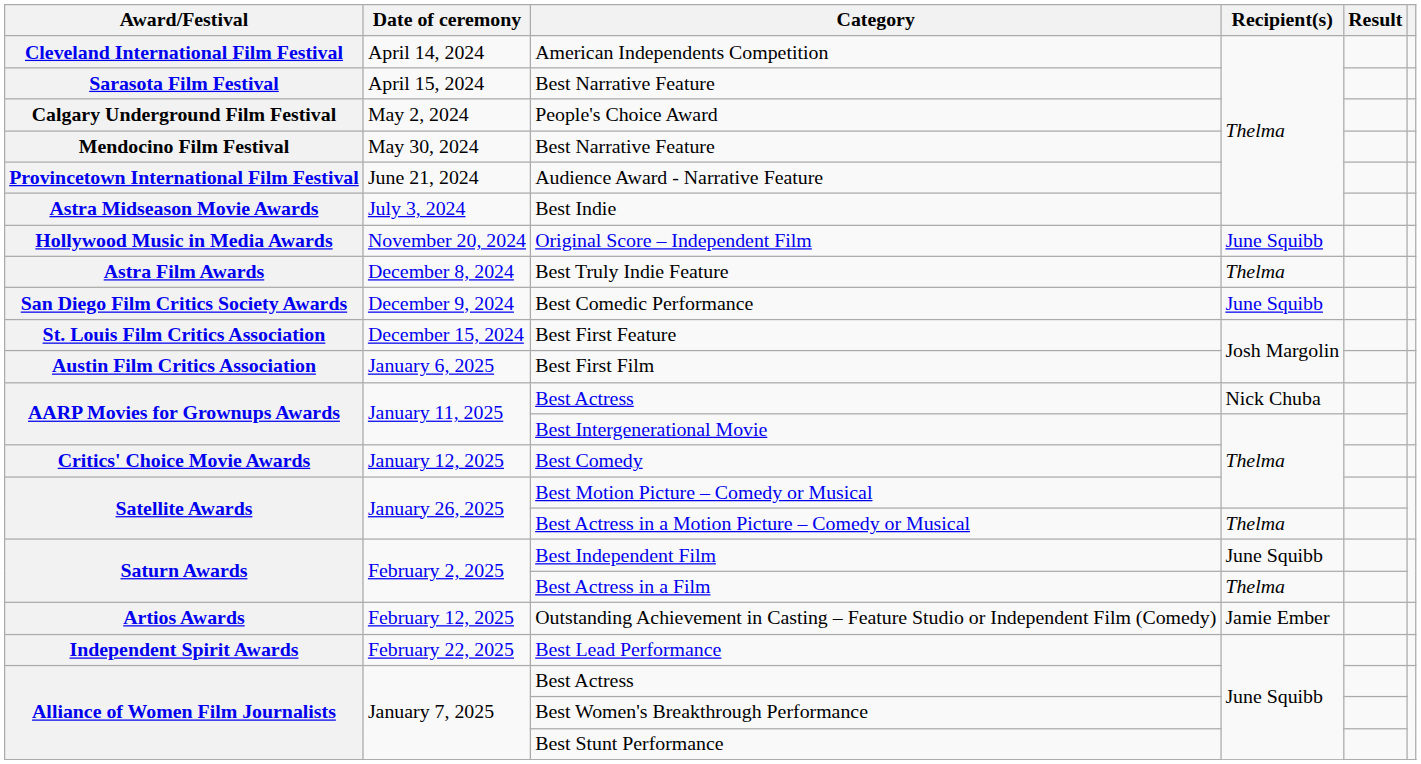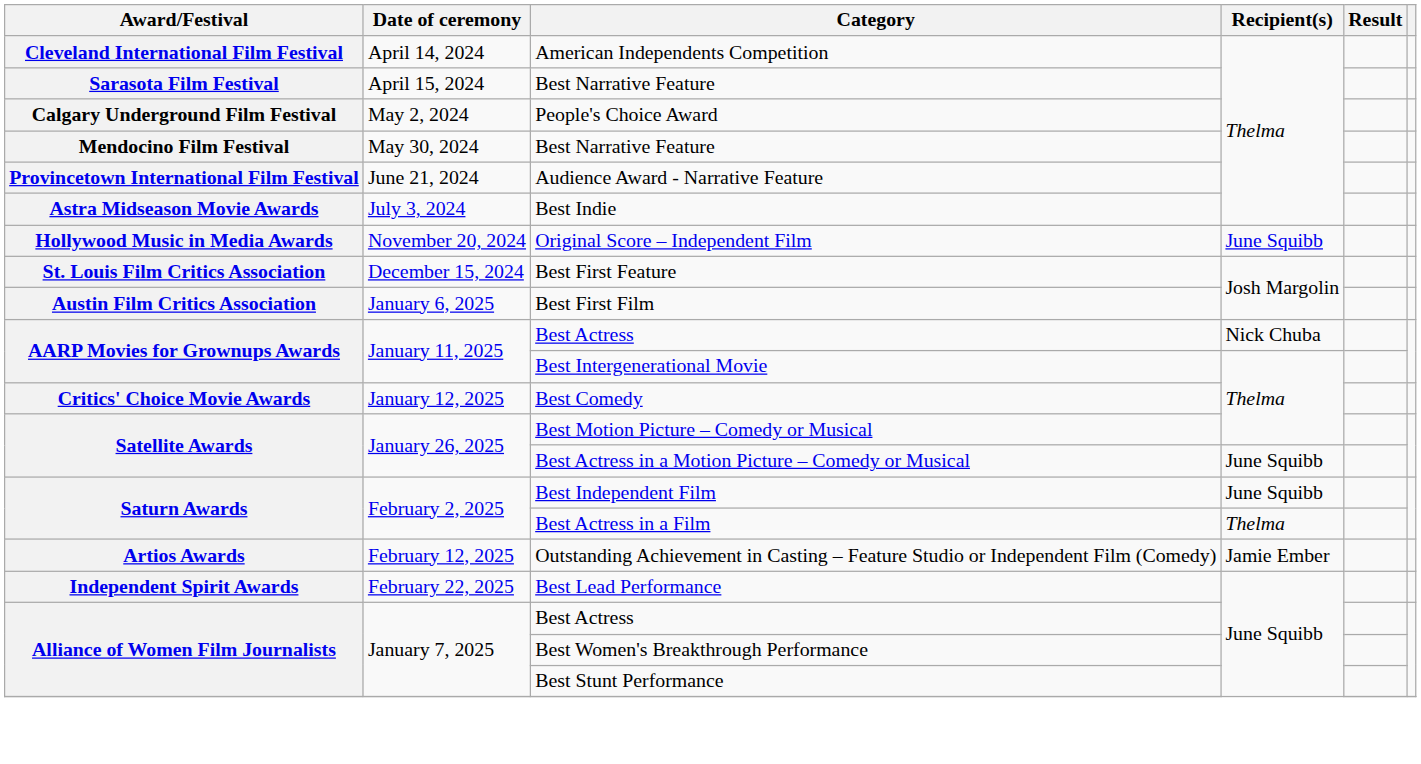- row: (184, 271)
- row: (184, 303)
(1255, 523) Thelma -> (1274, 460) June Squibb
